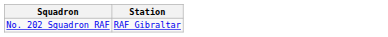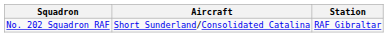+ column: (212, 11)
